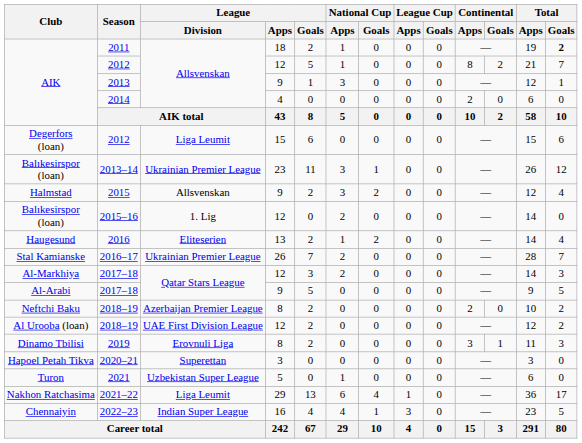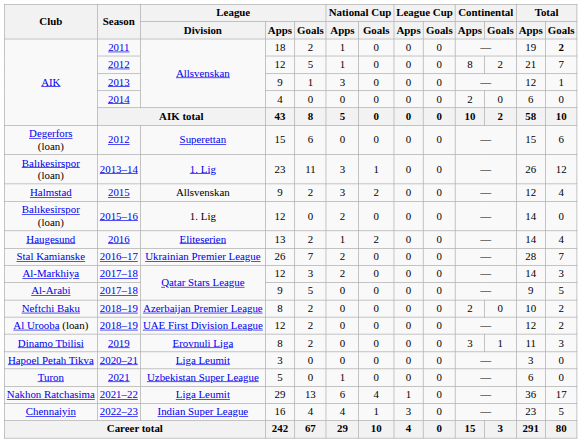(203, 140) Liga Leumit -> (203, 140) Superettan
(203, 169) Ukrainian Premier League -> (203, 169) 1. Lig
(203, 360) Superettan -> (203, 360) Liga Leumit
